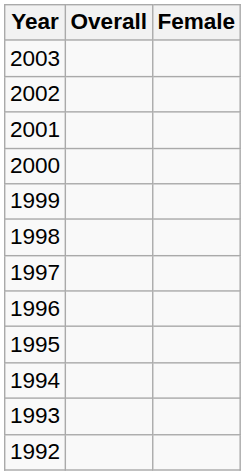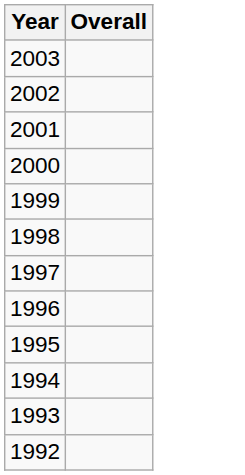- column: (196, 22)
